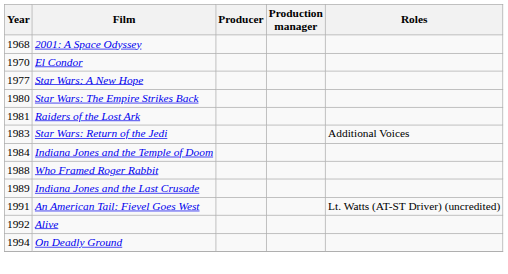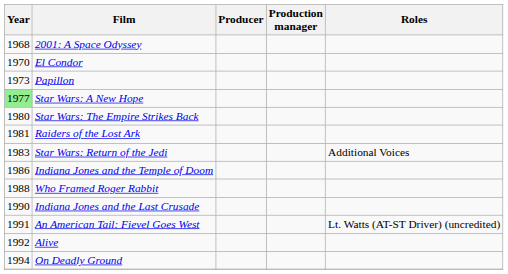+ row: (54, 80)
(18, 80) no background -> (18, 98) lightgreen background
(18, 152) 1984 -> (18, 170) 1986
(18, 188) 1989 -> (18, 206) 1990
